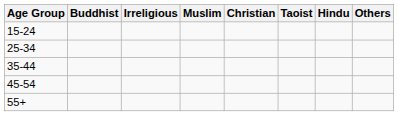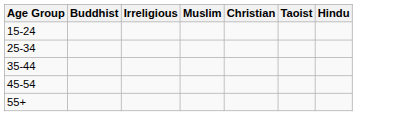- column: (373, 13)
